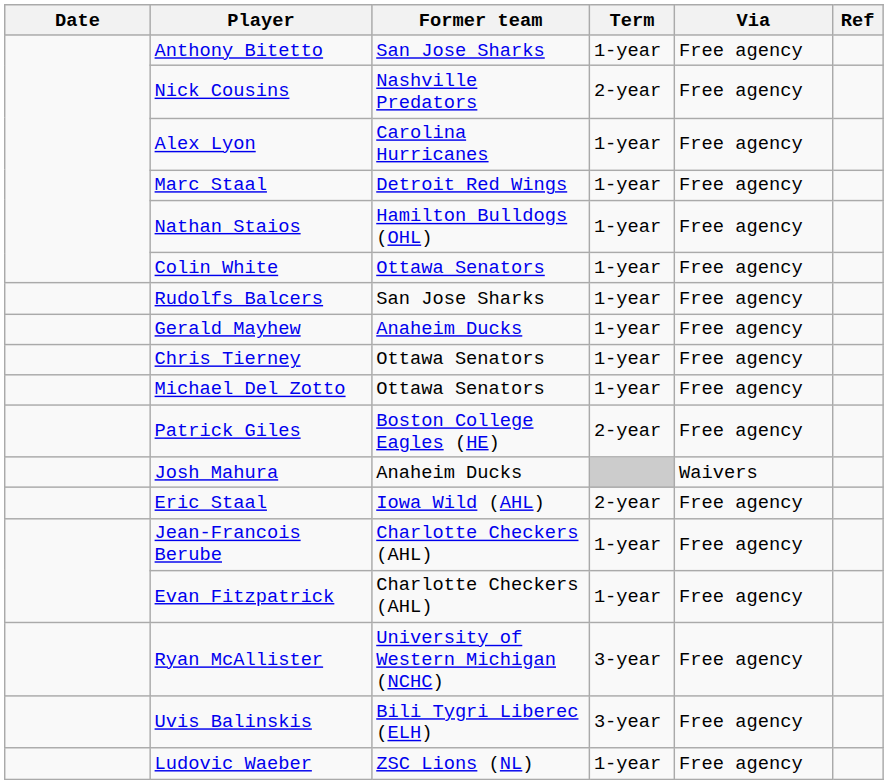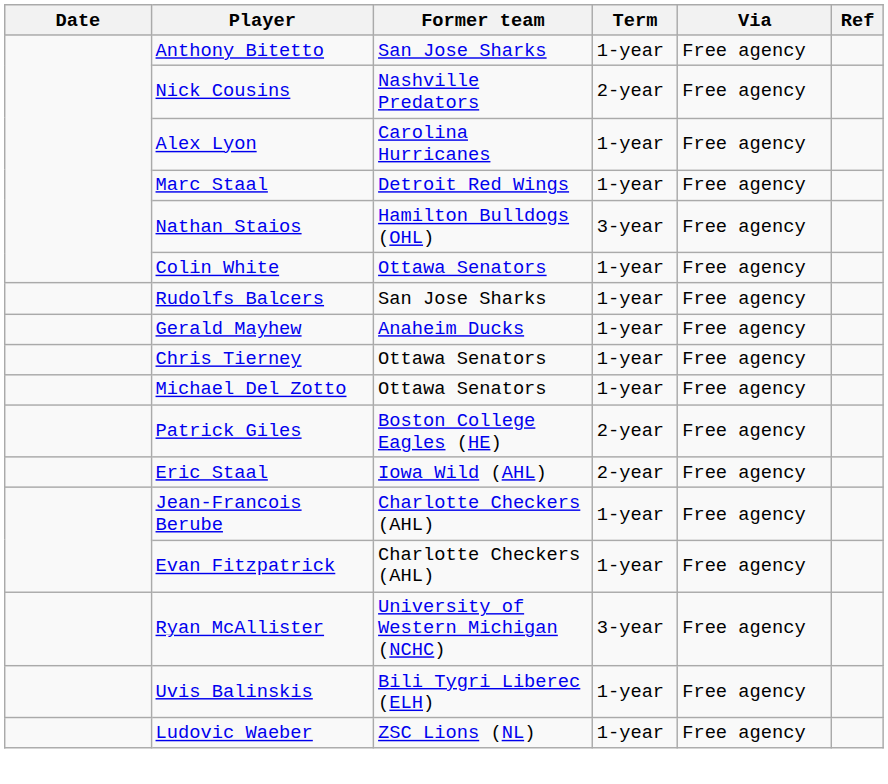(628, 227) 1-year -> (630, 227) 3-year
- row: (216, 472)
(628, 722) 3-year -> (630, 692) 1-year
